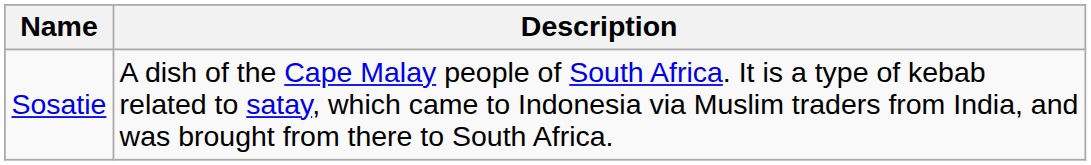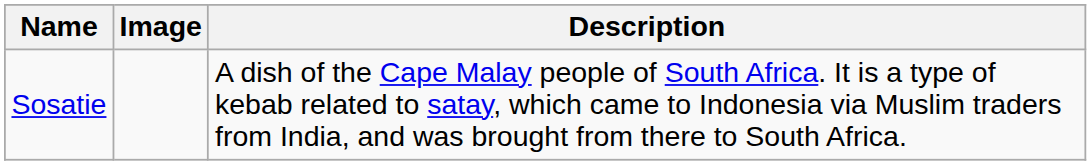+ column: (161, 27)
